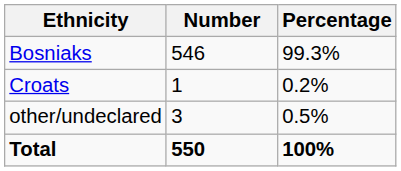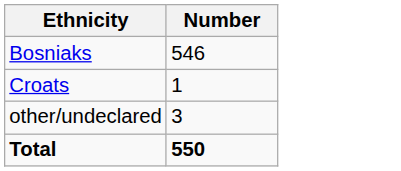- column: (337, 20)
